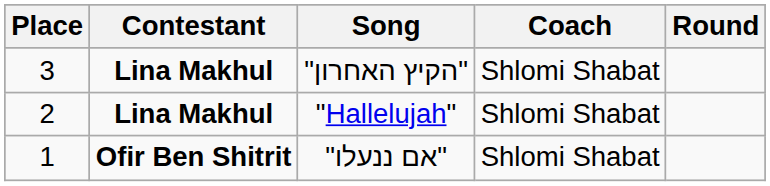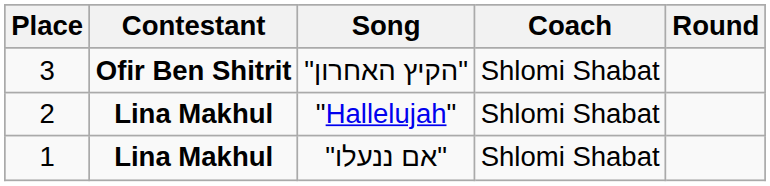(194, 69) Lina Makhul -> (194, 69) Ofir Ben Shitrit
(194, 157) Ofir Ben Shitrit -> (194, 157) Lina Makhul
